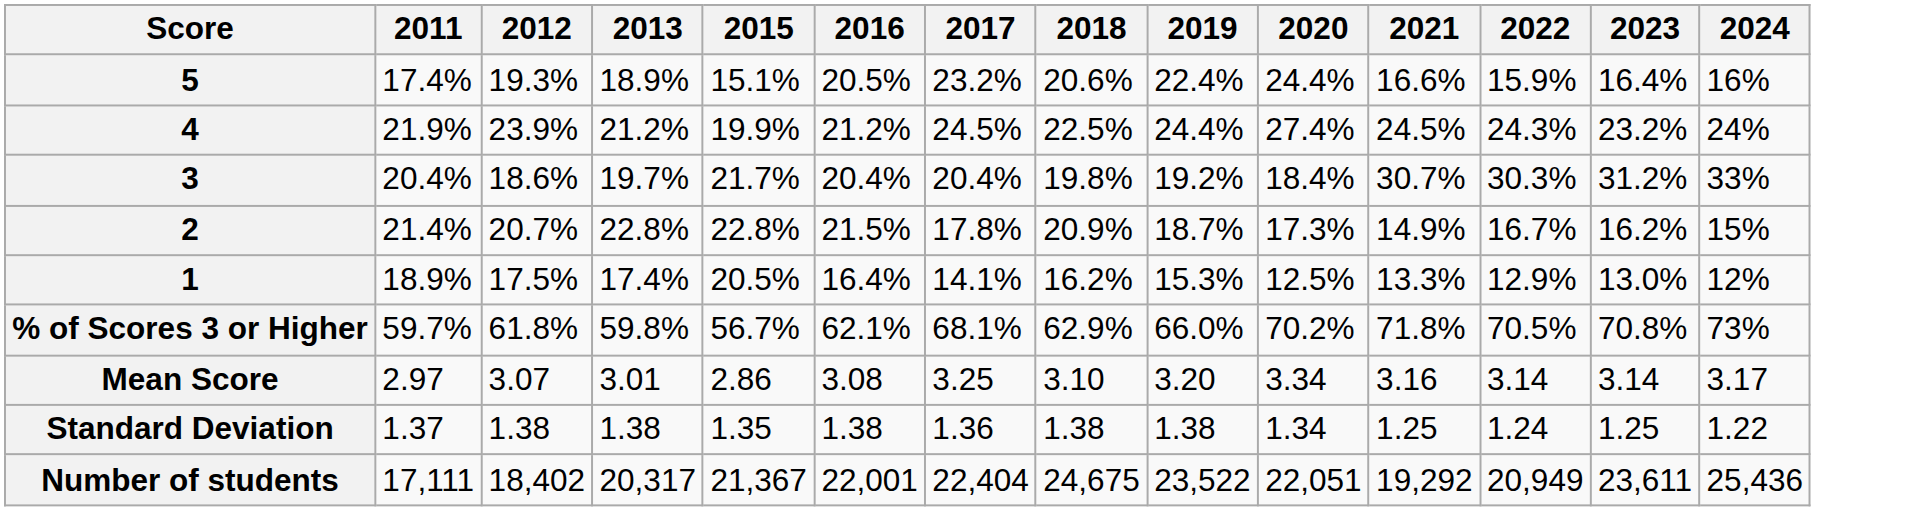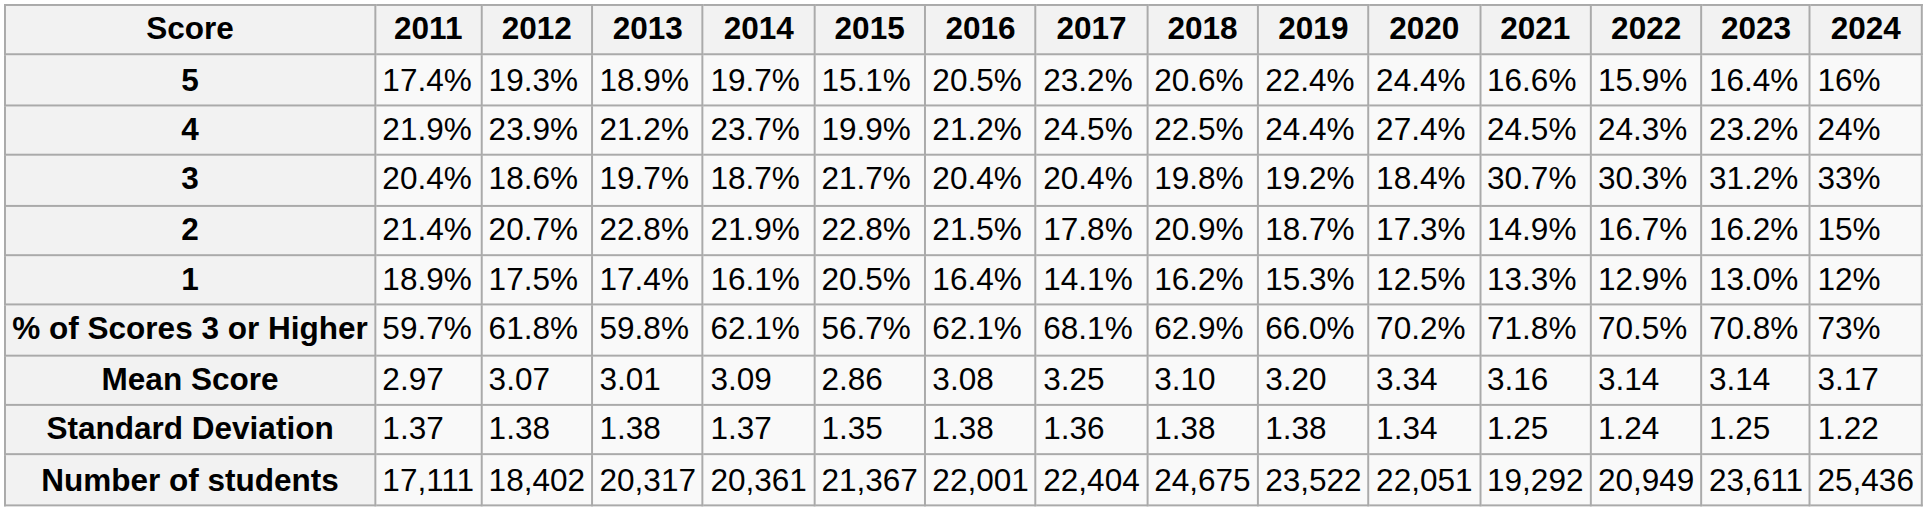+ column: (759, 29)
